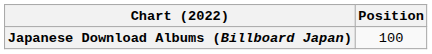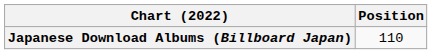(391, 38) 100 -> (391, 38) 110
